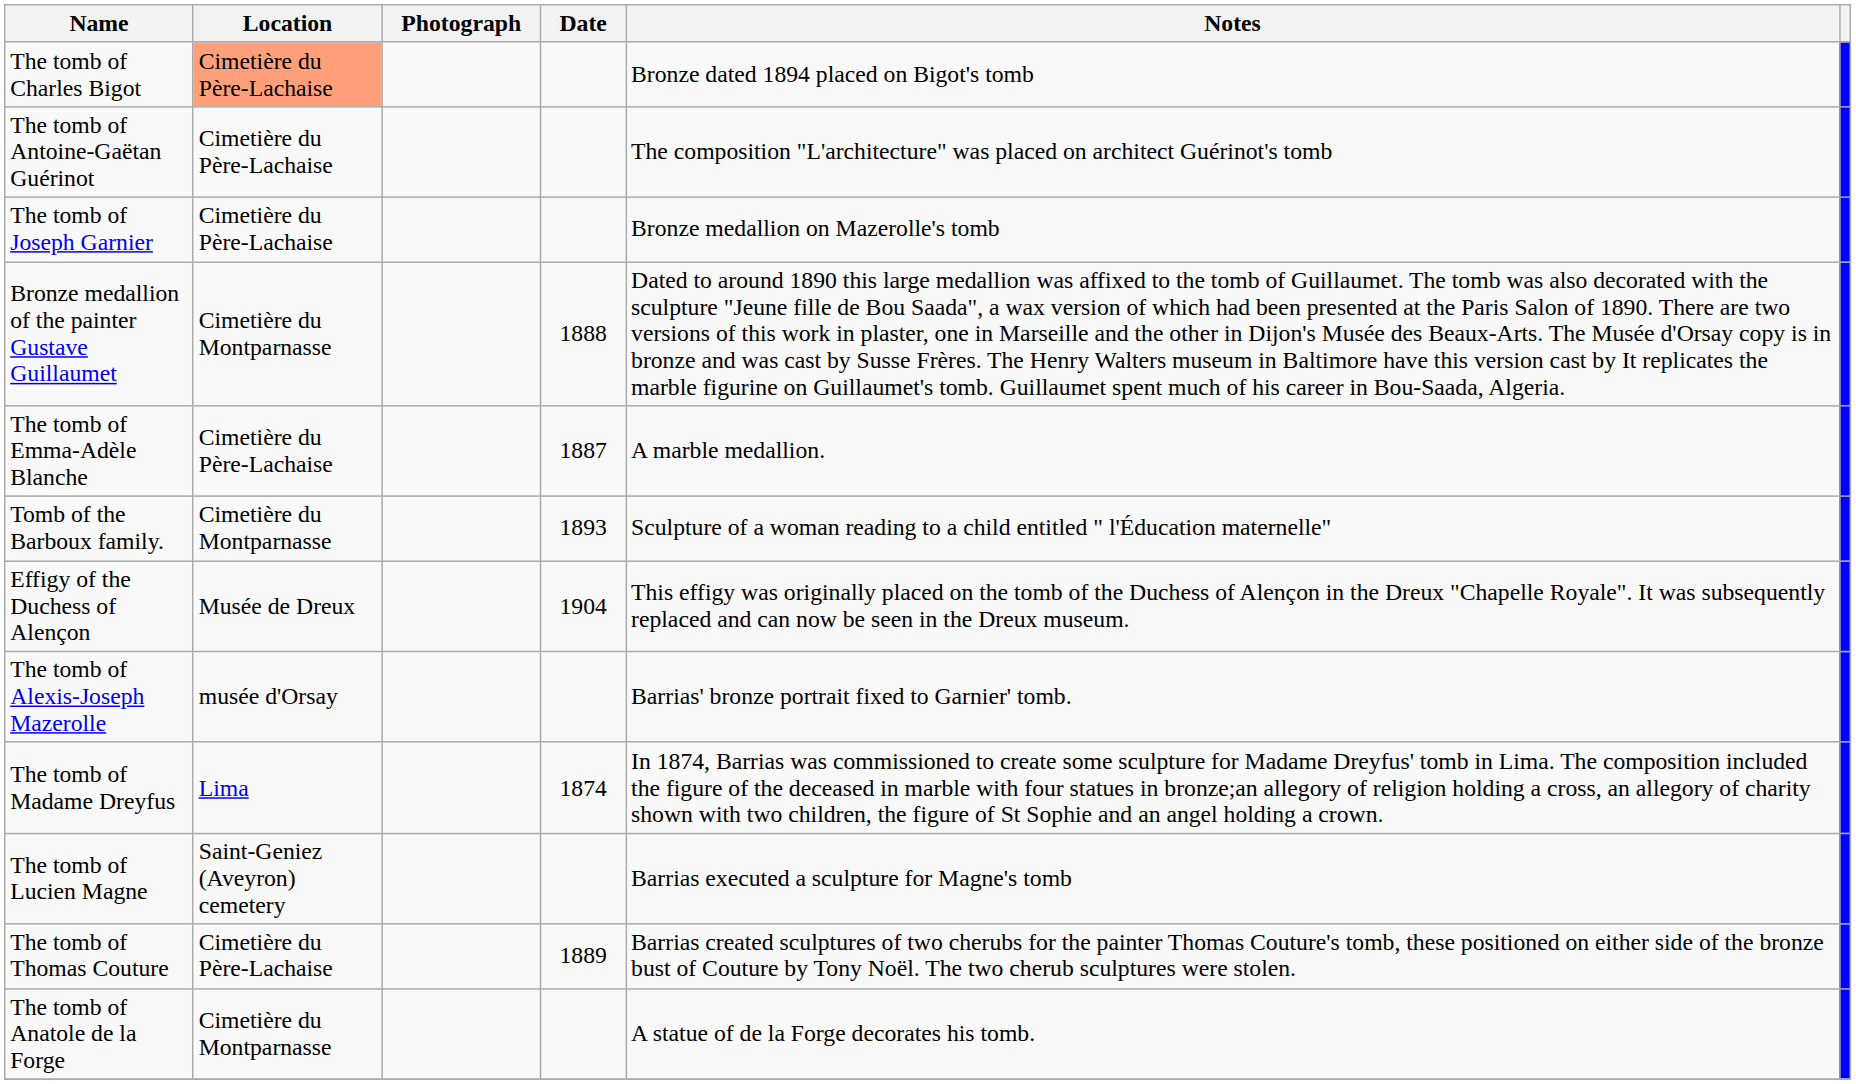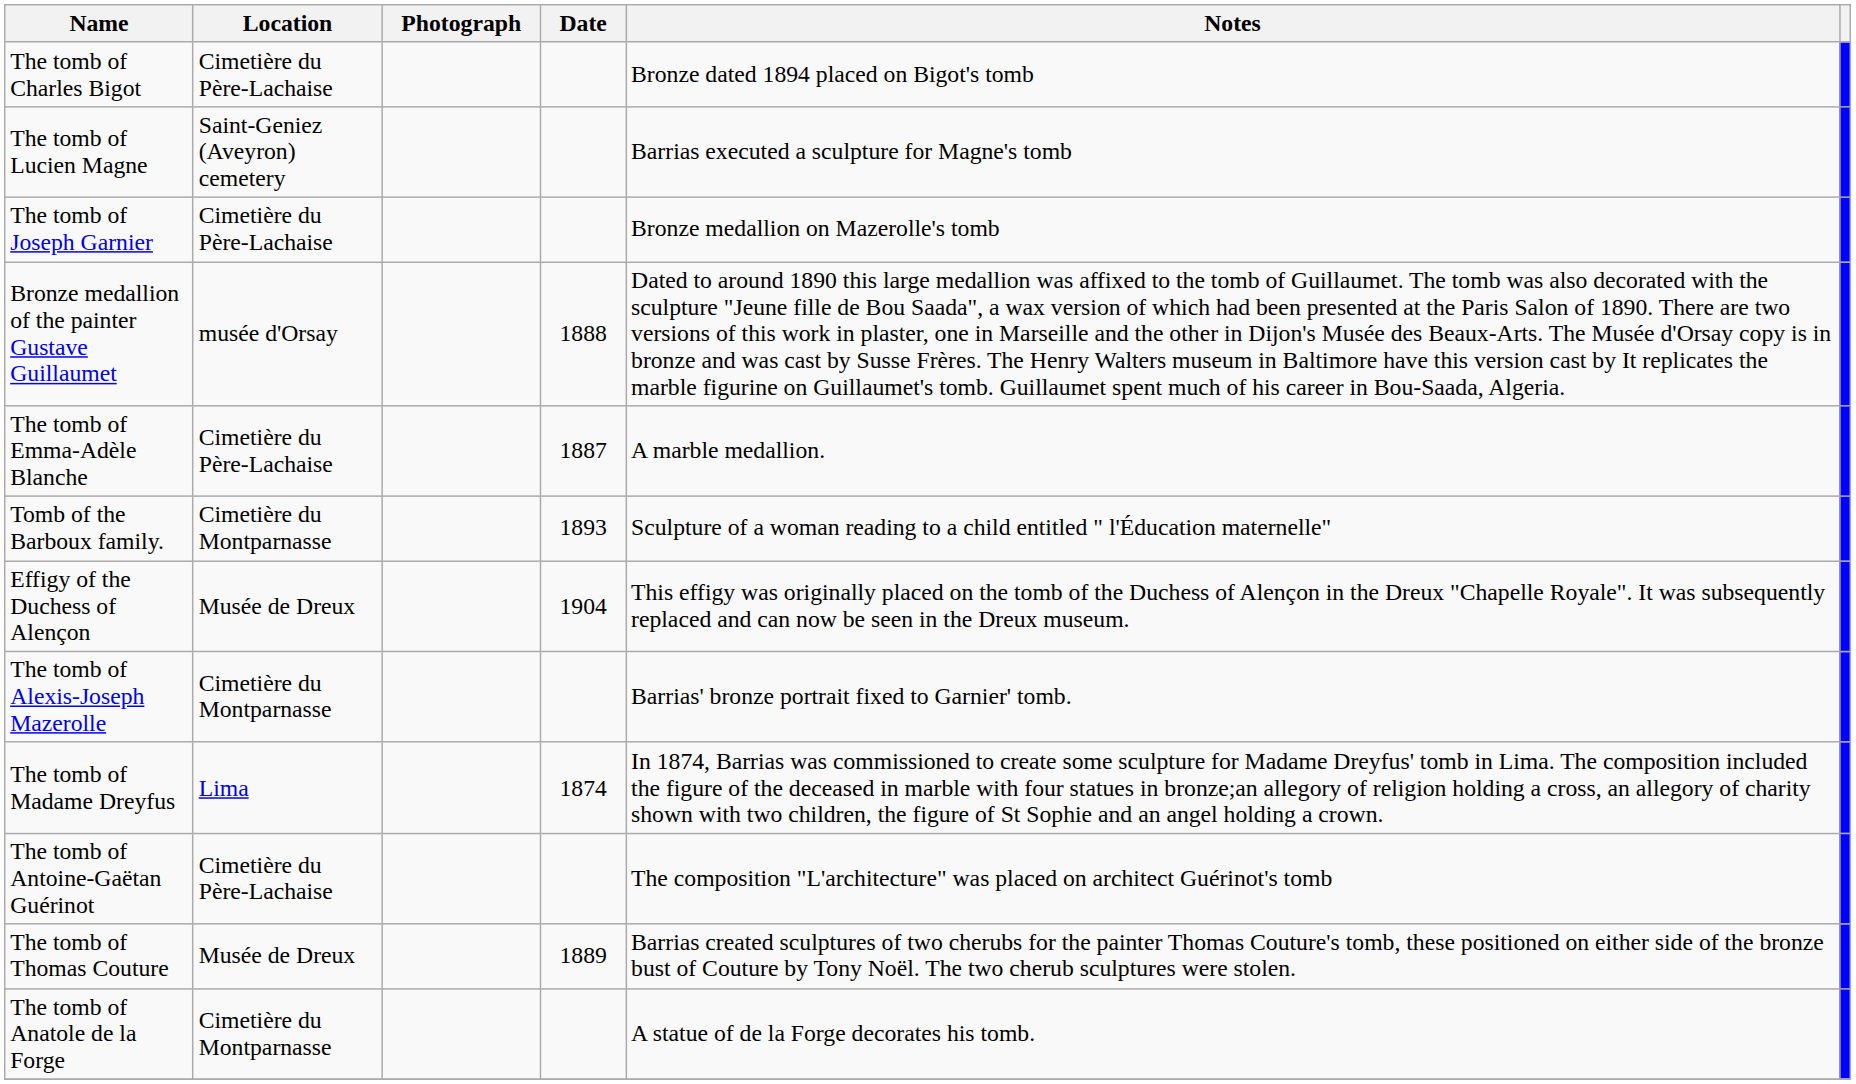(266, 74) lightsalmon background -> (266, 74) no background
rows swapped: (79, 878) <-> (86, 151)
(265, 333) Cimetière du Montparnasse -> (268, 333) musée d'Orsay
(268, 696) musée d'Orsay -> (265, 696) Cimetière du Montparnasse
(266, 955) Cimetière du Père-Lachaise -> (277, 955) Musée de Dreux
